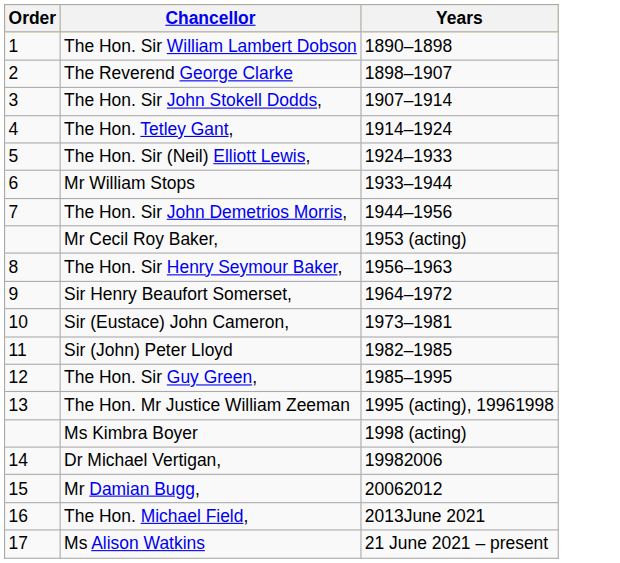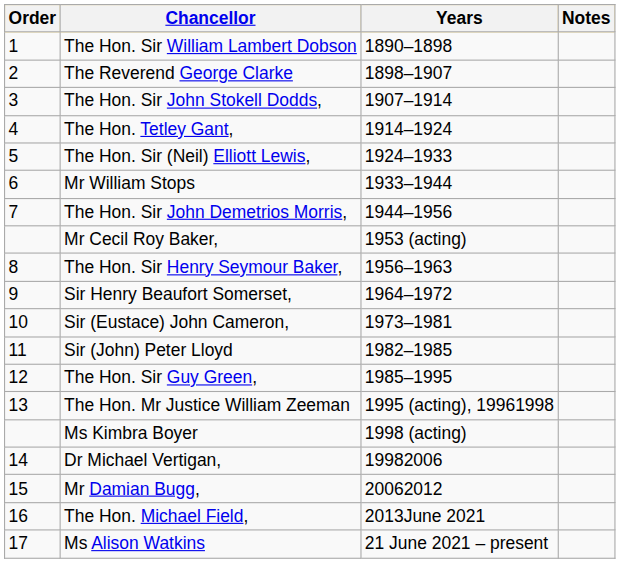+ column: (586, 18)
